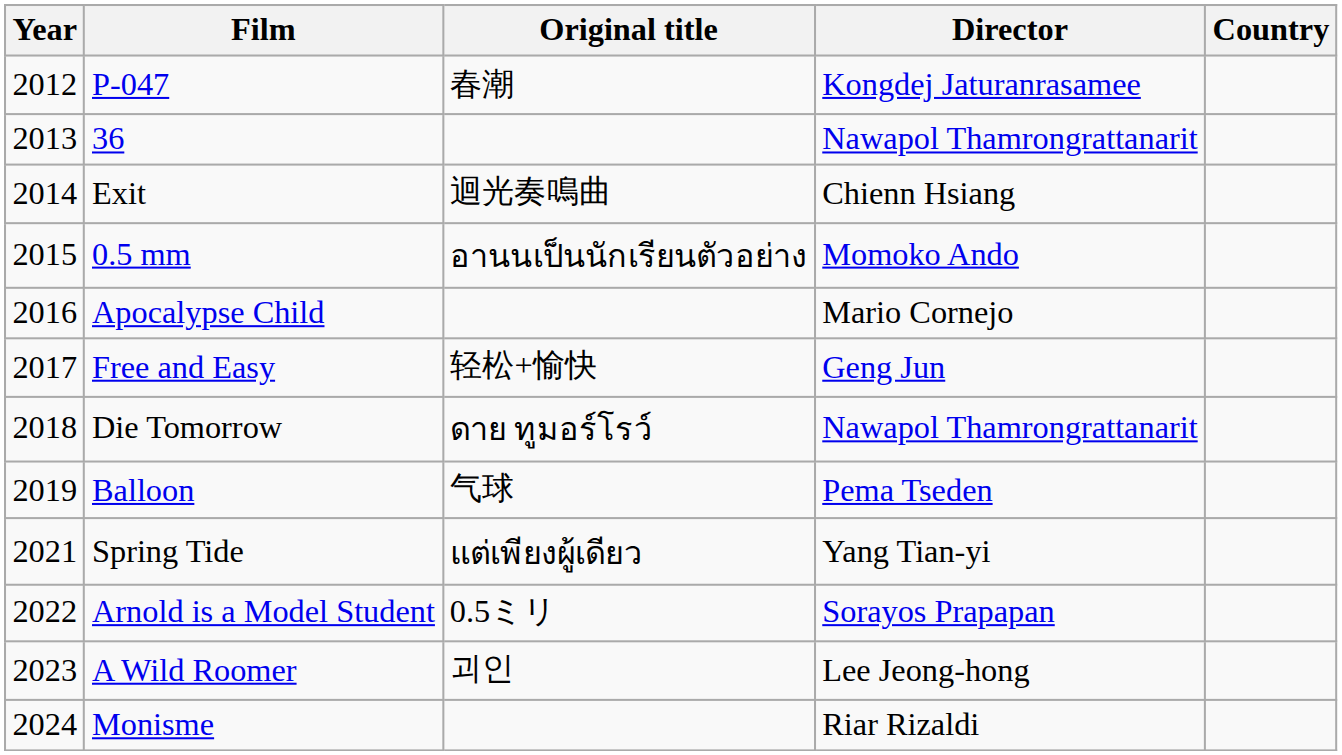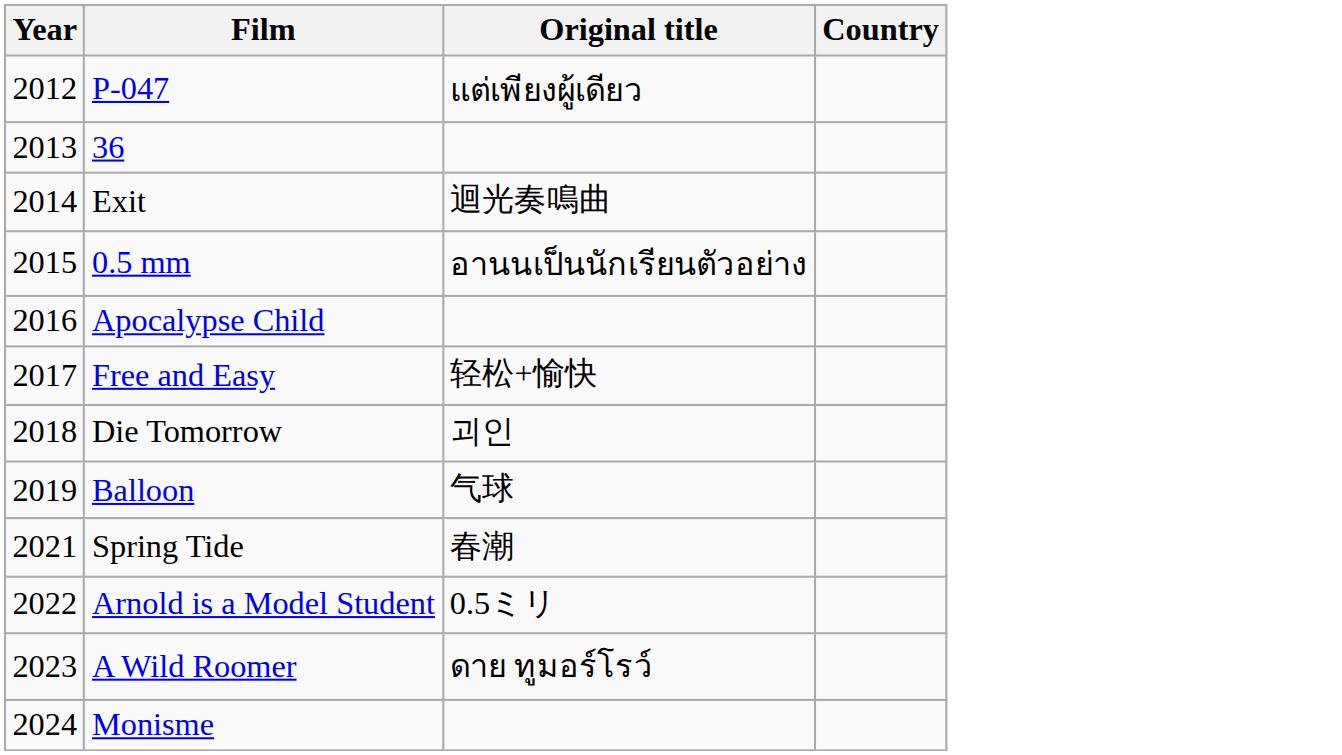- column: (1010, 30)
(482, 83) 春潮 -> (546, 89) แต่เพียงผู้เดียว
(551, 429) ดาย ทูมอร์โรว์ -> (482, 431) 괴인
(546, 552) แต่เพียงผู้เดียว -> (482, 545) 春潮
(482, 668) 괴인 -> (551, 666) ดาย ทูมอร์โรว์
